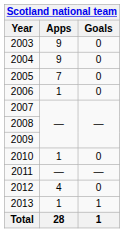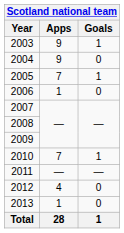(99, 44) 0 -> (99, 44) 1
(99, 76) 0 -> (99, 76) 1
(59, 156) 1 -> (59, 156) 7
(99, 156) 0 -> (99, 156) 1
(99, 204) 1 -> (99, 204) 0
